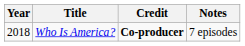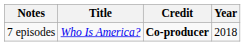columns swapped: (19, 13) <-> (213, 13)
